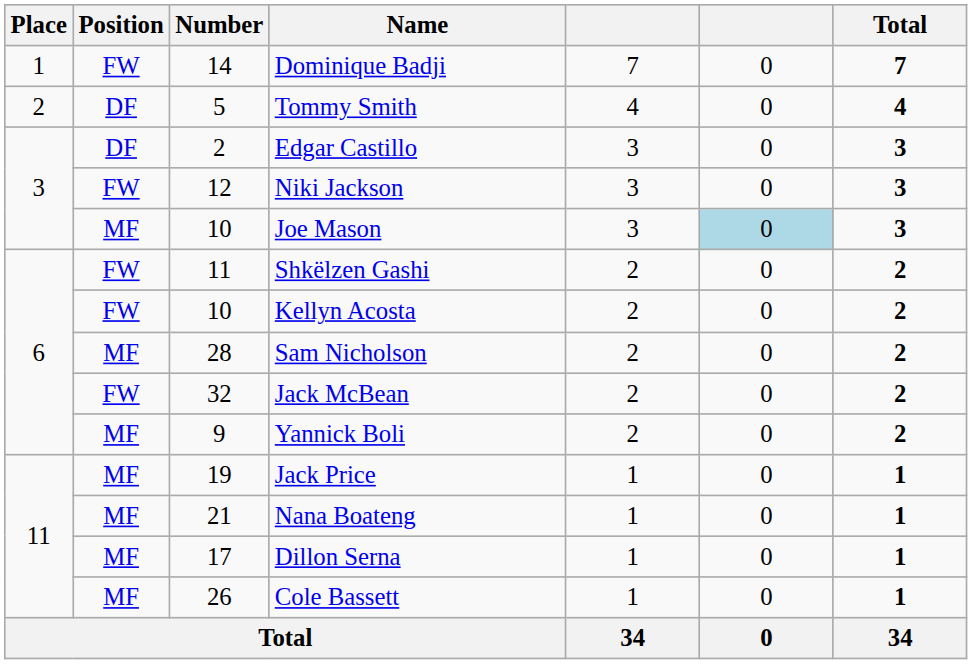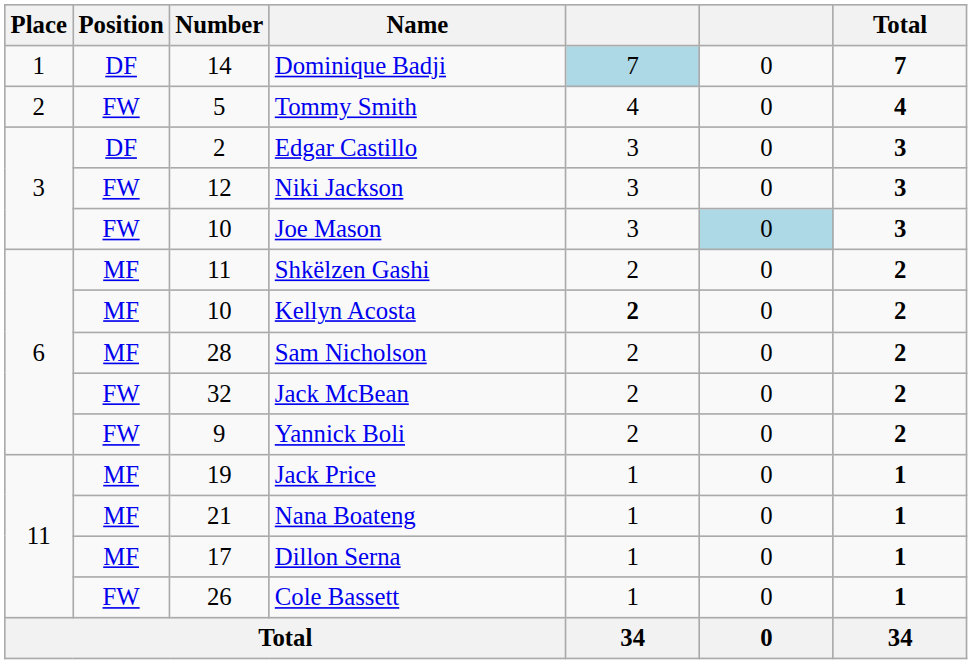(121, 65) FW -> (121, 65) DF
(633, 65) no background -> (633, 65) lightblue background
(121, 106) DF -> (121, 106) FW
(121, 229) MF -> (121, 229) FW
(121, 270) FW -> (121, 270) MF
(121, 311) FW -> (121, 311) MF
(633, 311) normal -> (633, 311) bold
(121, 433) MF -> (121, 433) FW
(121, 597) MF -> (121, 597) FW
